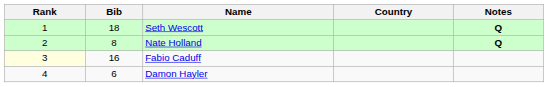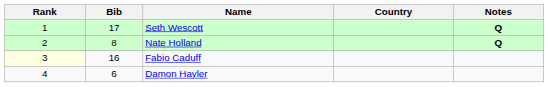(114, 27) 18 -> (114, 27) 17
